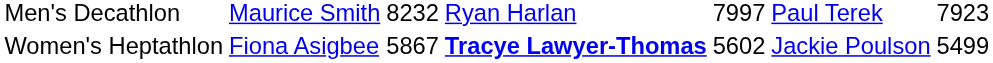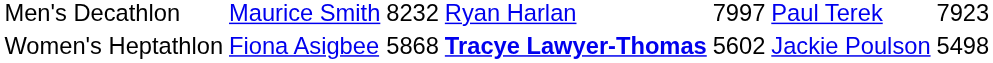(413, 46) 5867 -> (413, 46) 5868
(963, 46) 5499 -> (963, 46) 5498
